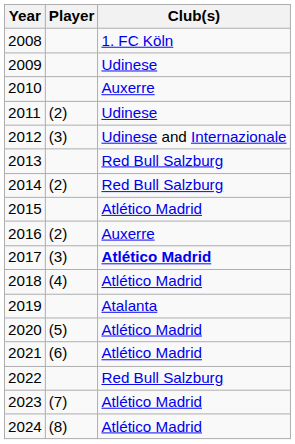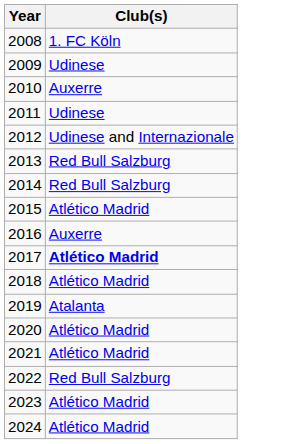- column: (72, 16)
